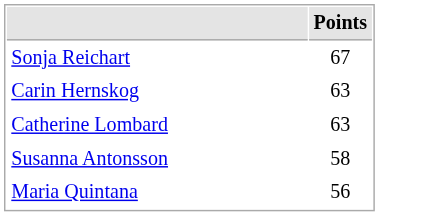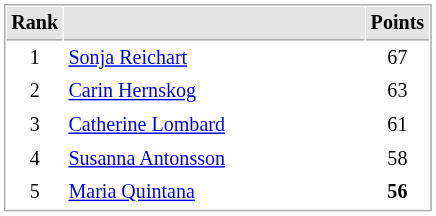+ column: (35, 22)
(340, 124) 63 -> (397, 124) 61
(340, 192) normal -> (397, 192) bold
